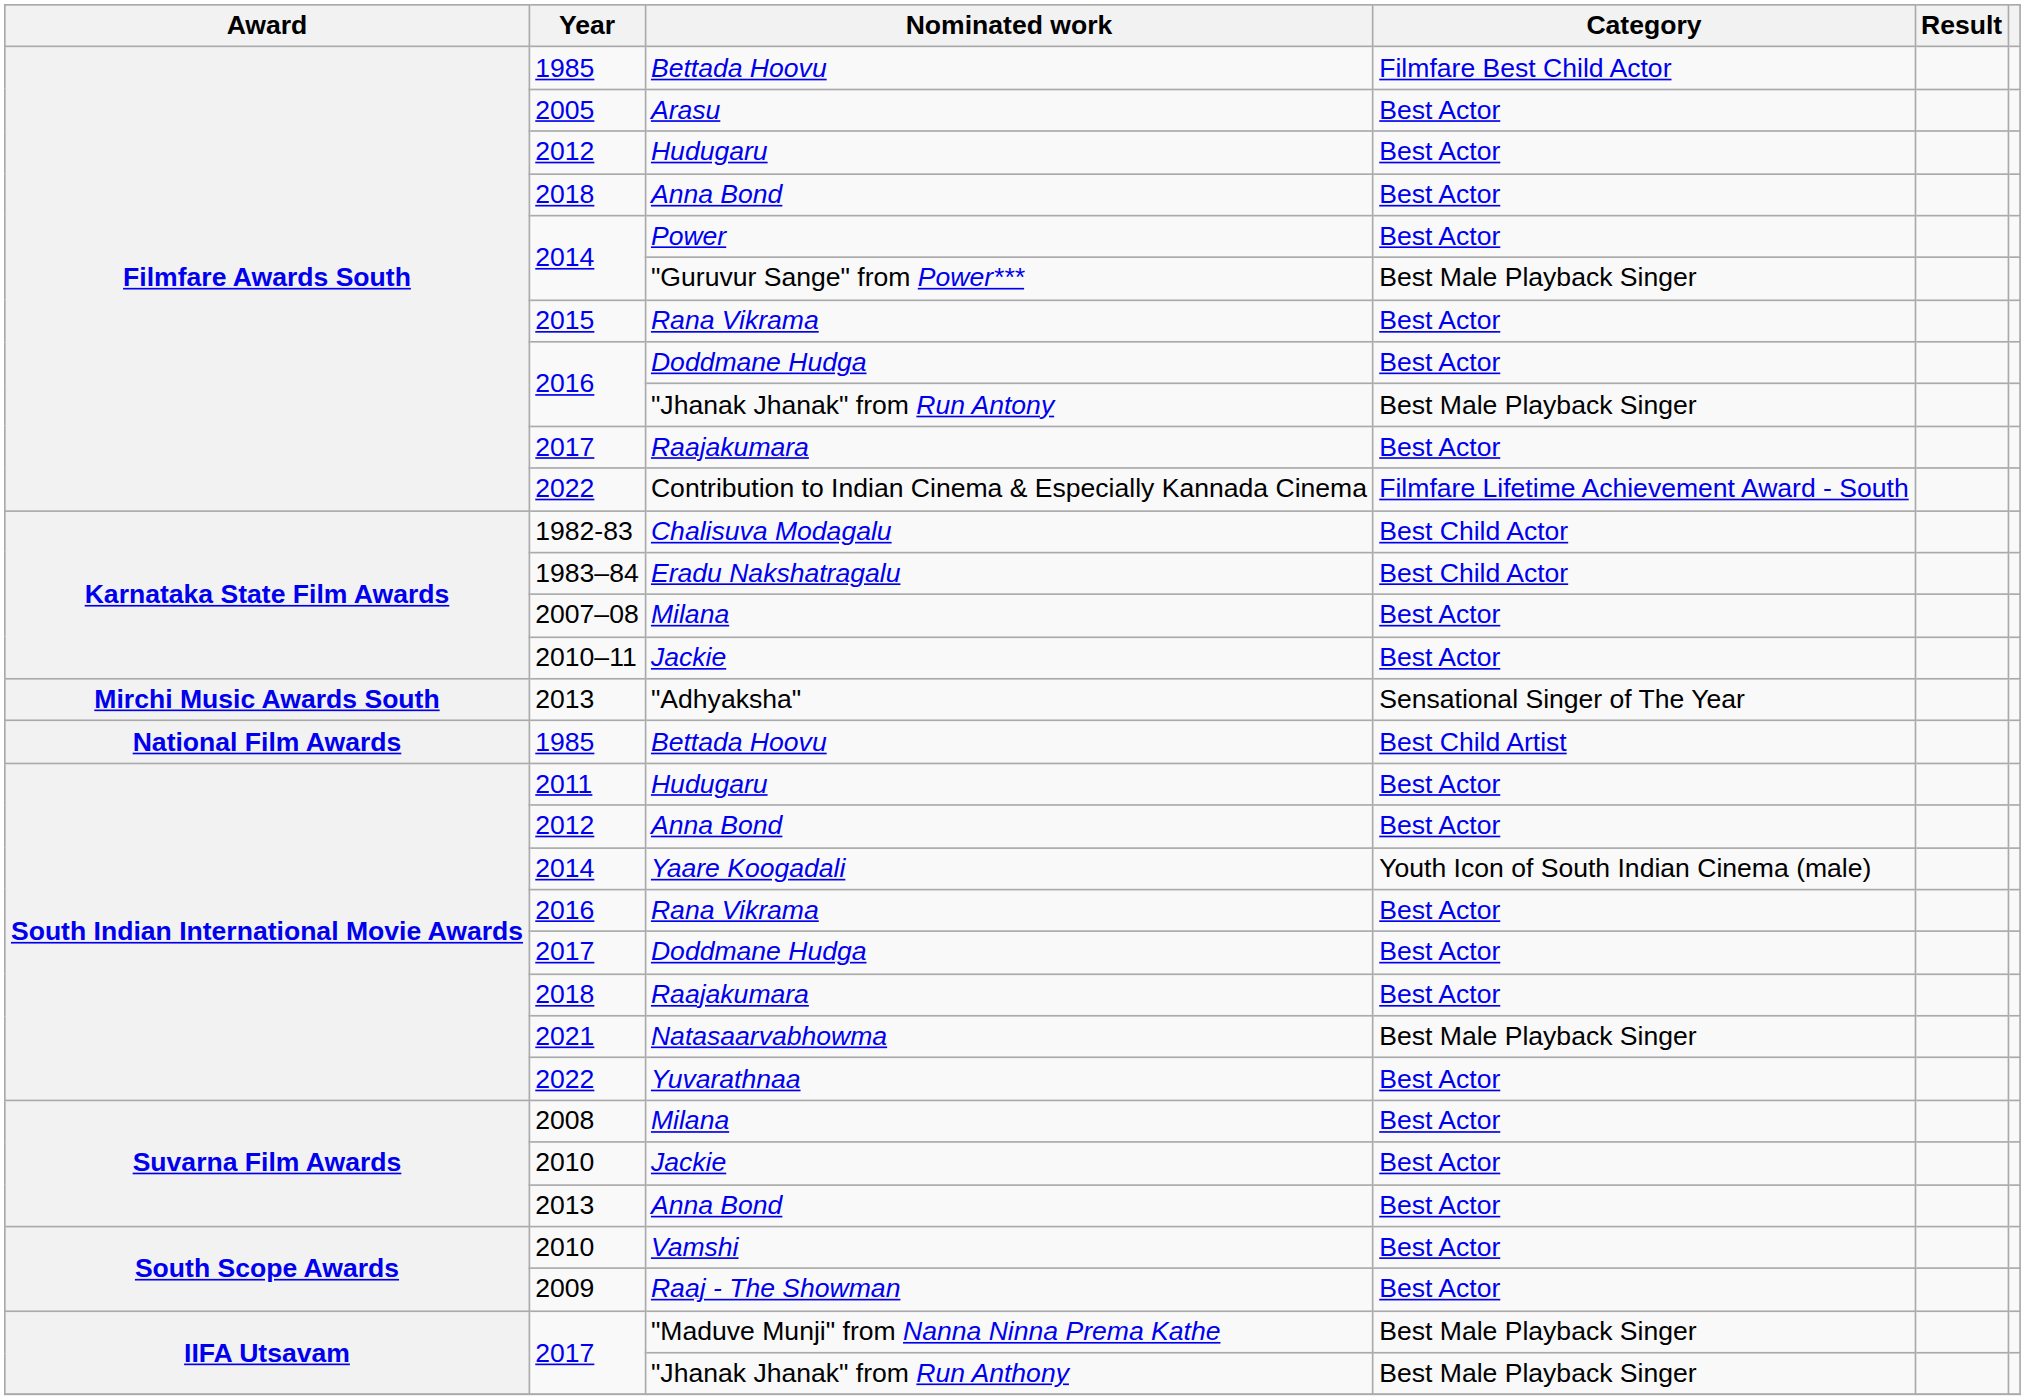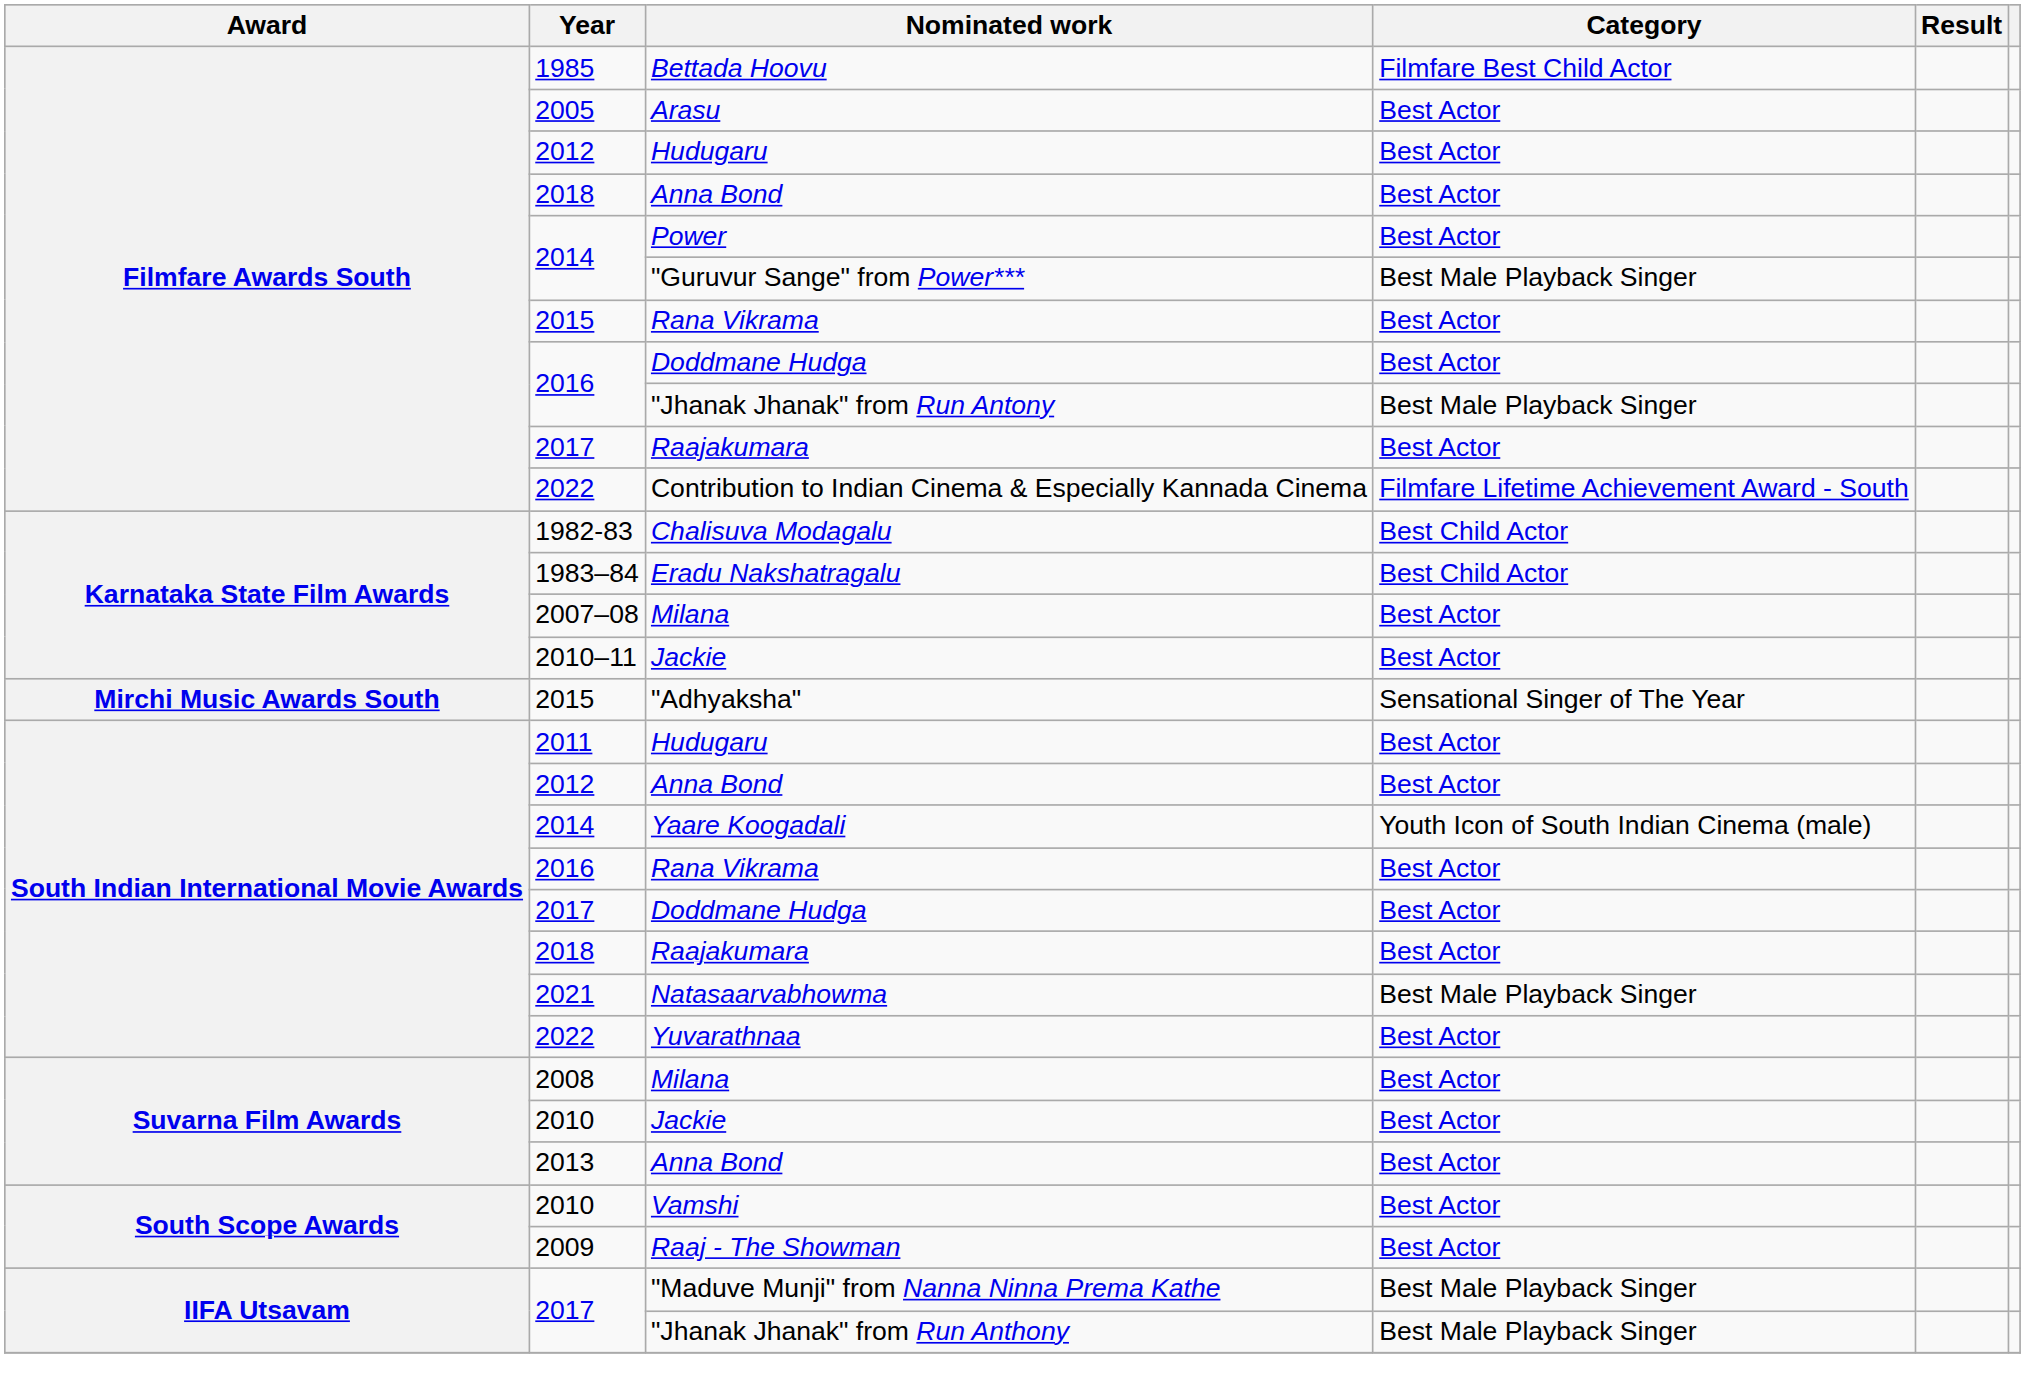(565, 699) 2013 -> (565, 699) 2015
- row: (267, 741)
